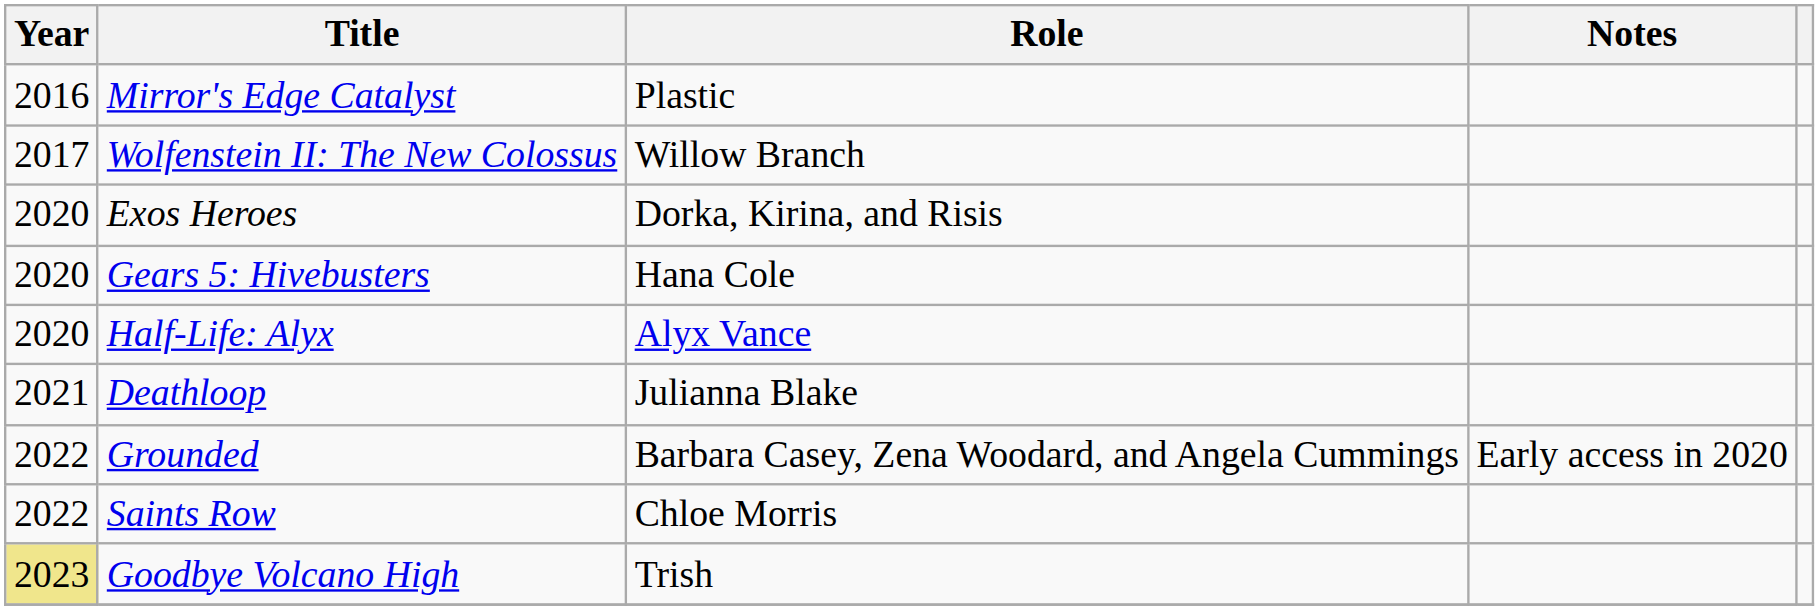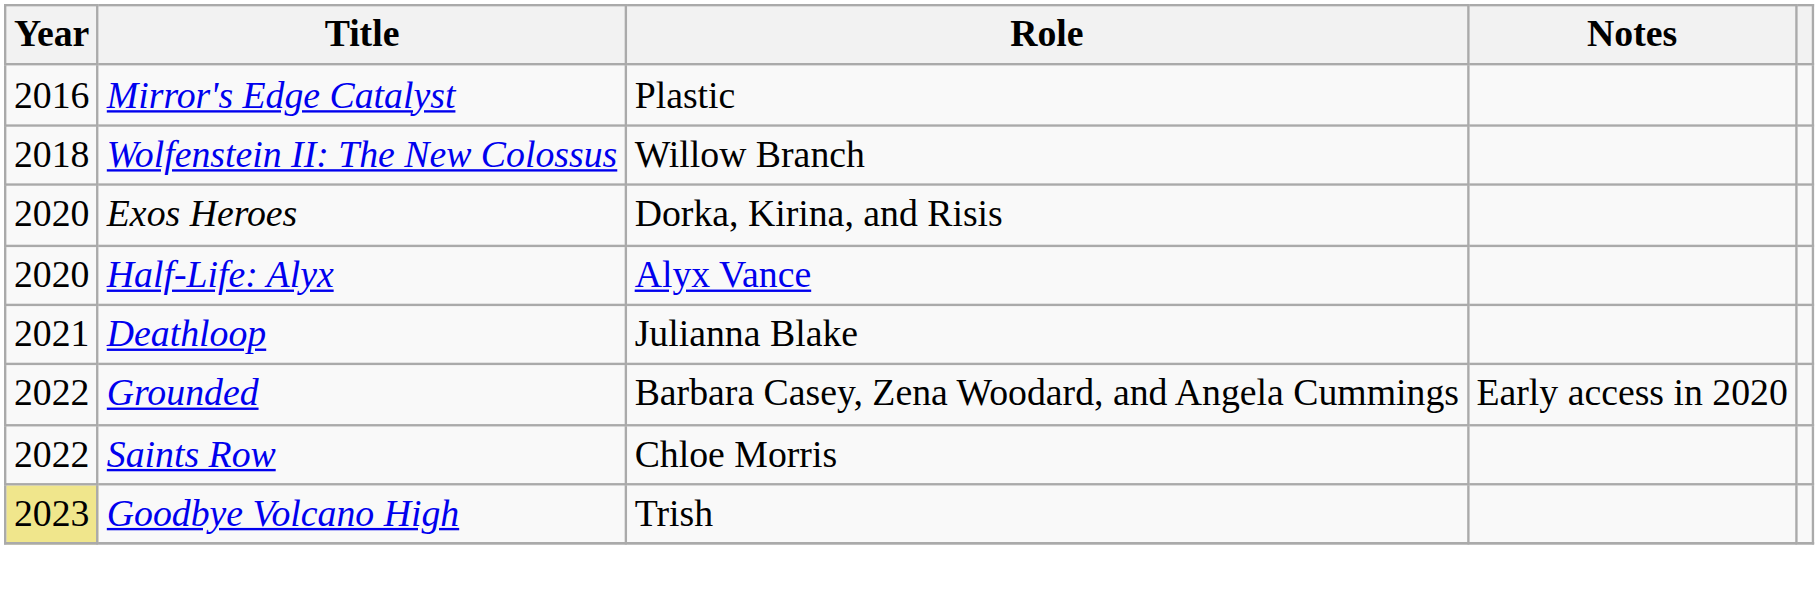(52, 154) 2017 -> (52, 154) 2018
- row: (268, 273)
